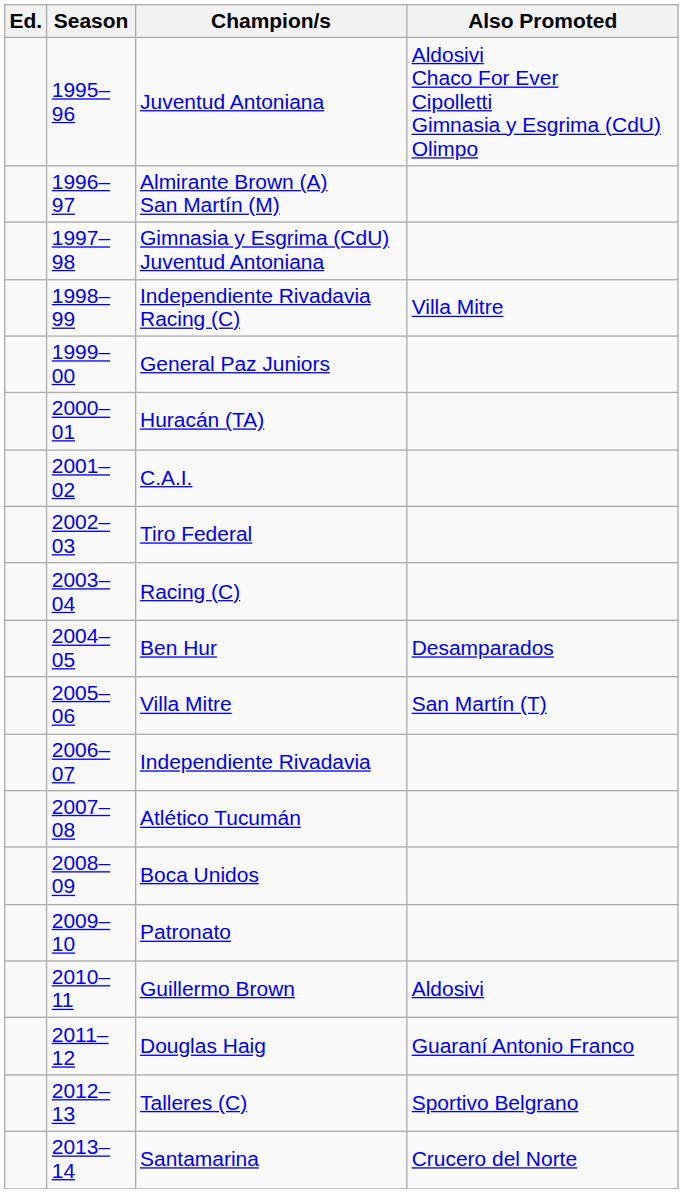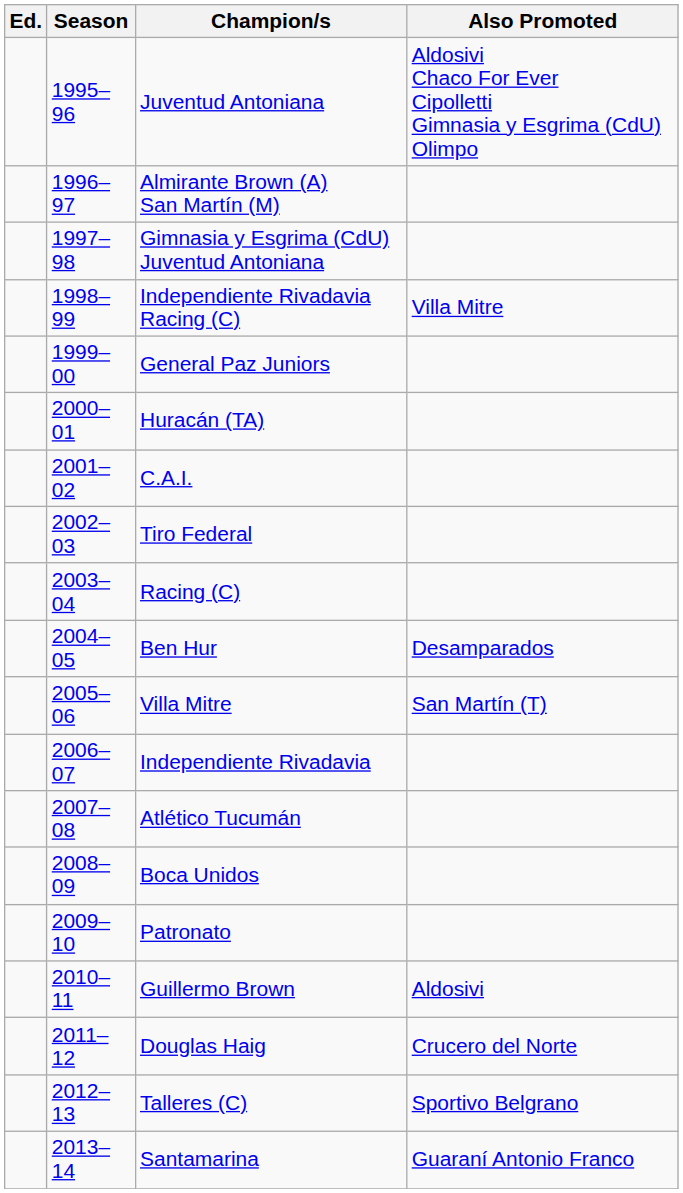(523, 1046) Guaraní Antonio Franco -> (494, 1046) Crucero del Norte
(494, 1159) Crucero del Norte -> (523, 1159) Guaraní Antonio Franco
